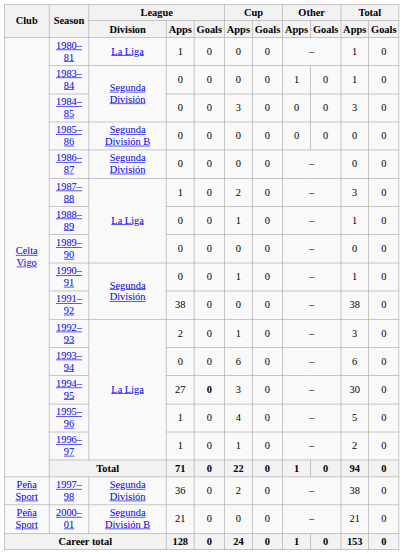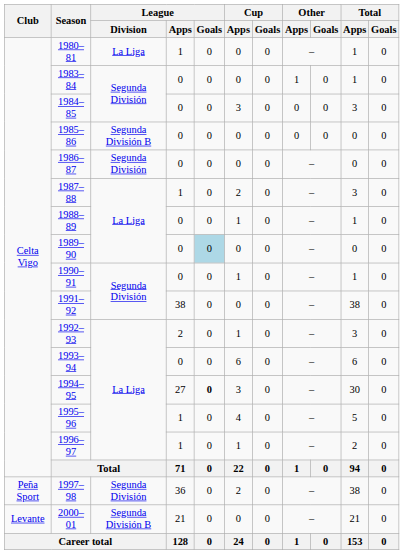(209, 248) no background -> (209, 248) lightblue background
(27, 519) Peña Sport -> (28, 519) Levante
